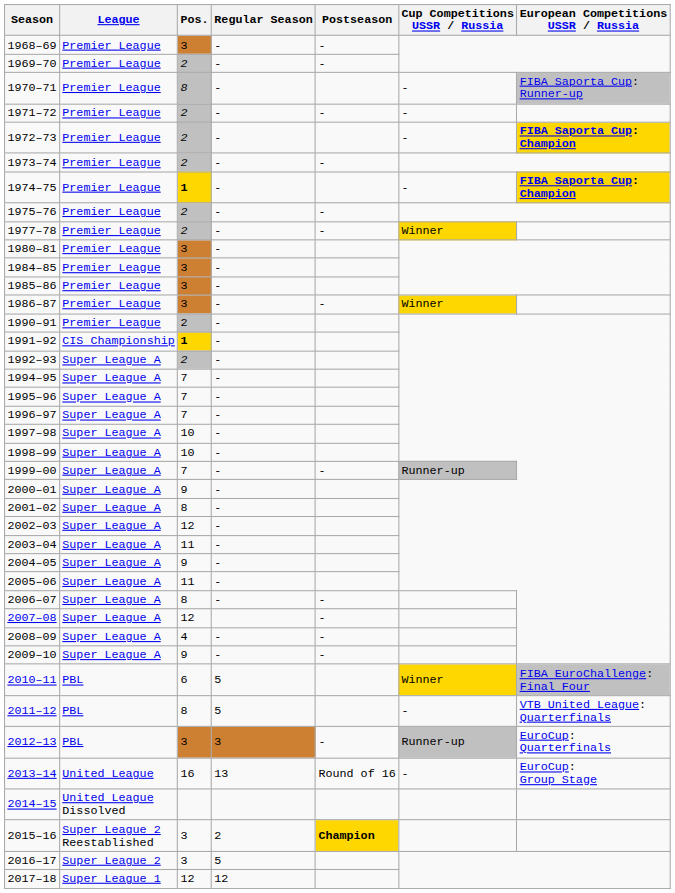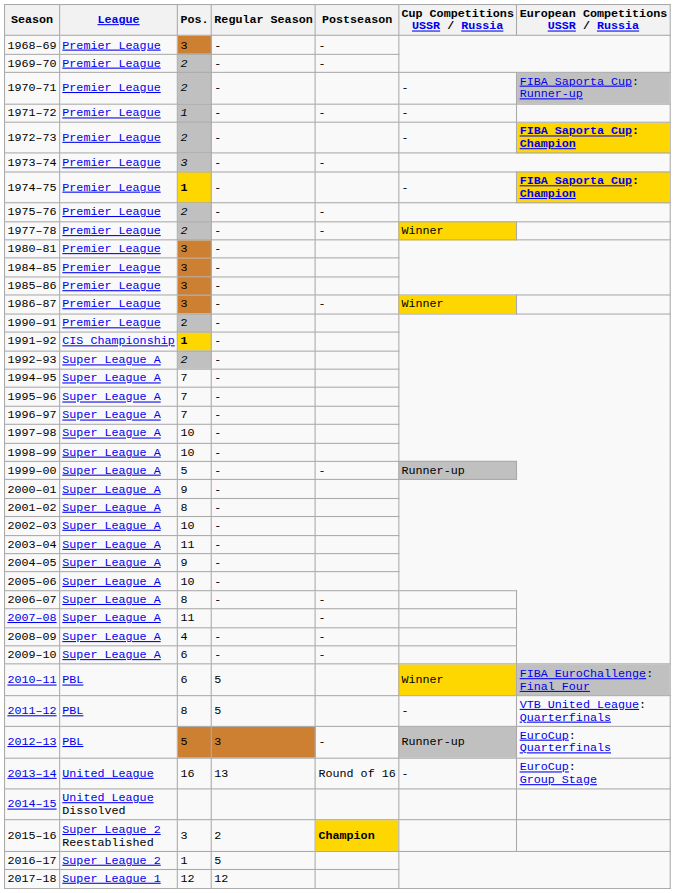(184, 88) 8 -> (184, 88) 2
(184, 113) 2 -> (184, 113) 1
(184, 163) 2 -> (184, 163) 3
(184, 471) 7 -> (184, 471) 5
(188, 526) 12 -> (188, 526) 10
(188, 581) 11 -> (188, 581) 10
(188, 618) 12 -> (188, 618) 11
(184, 655) 9 -> (184, 655) 6
(184, 742) 3 -> (184, 742) 5
(184, 861) 3 -> (184, 861) 1
